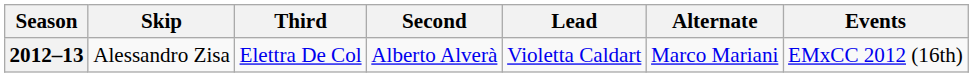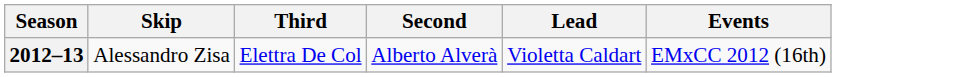- column: (715, 21)
